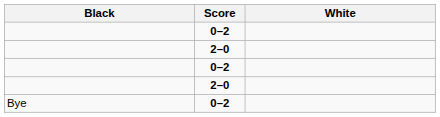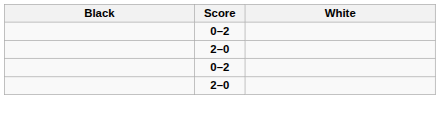- row: (17, 103)
